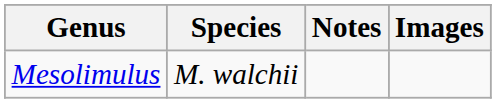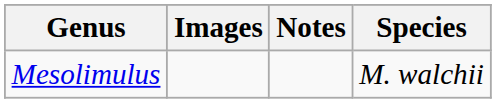columns swapped: (236, 27) <-> (439, 27)
